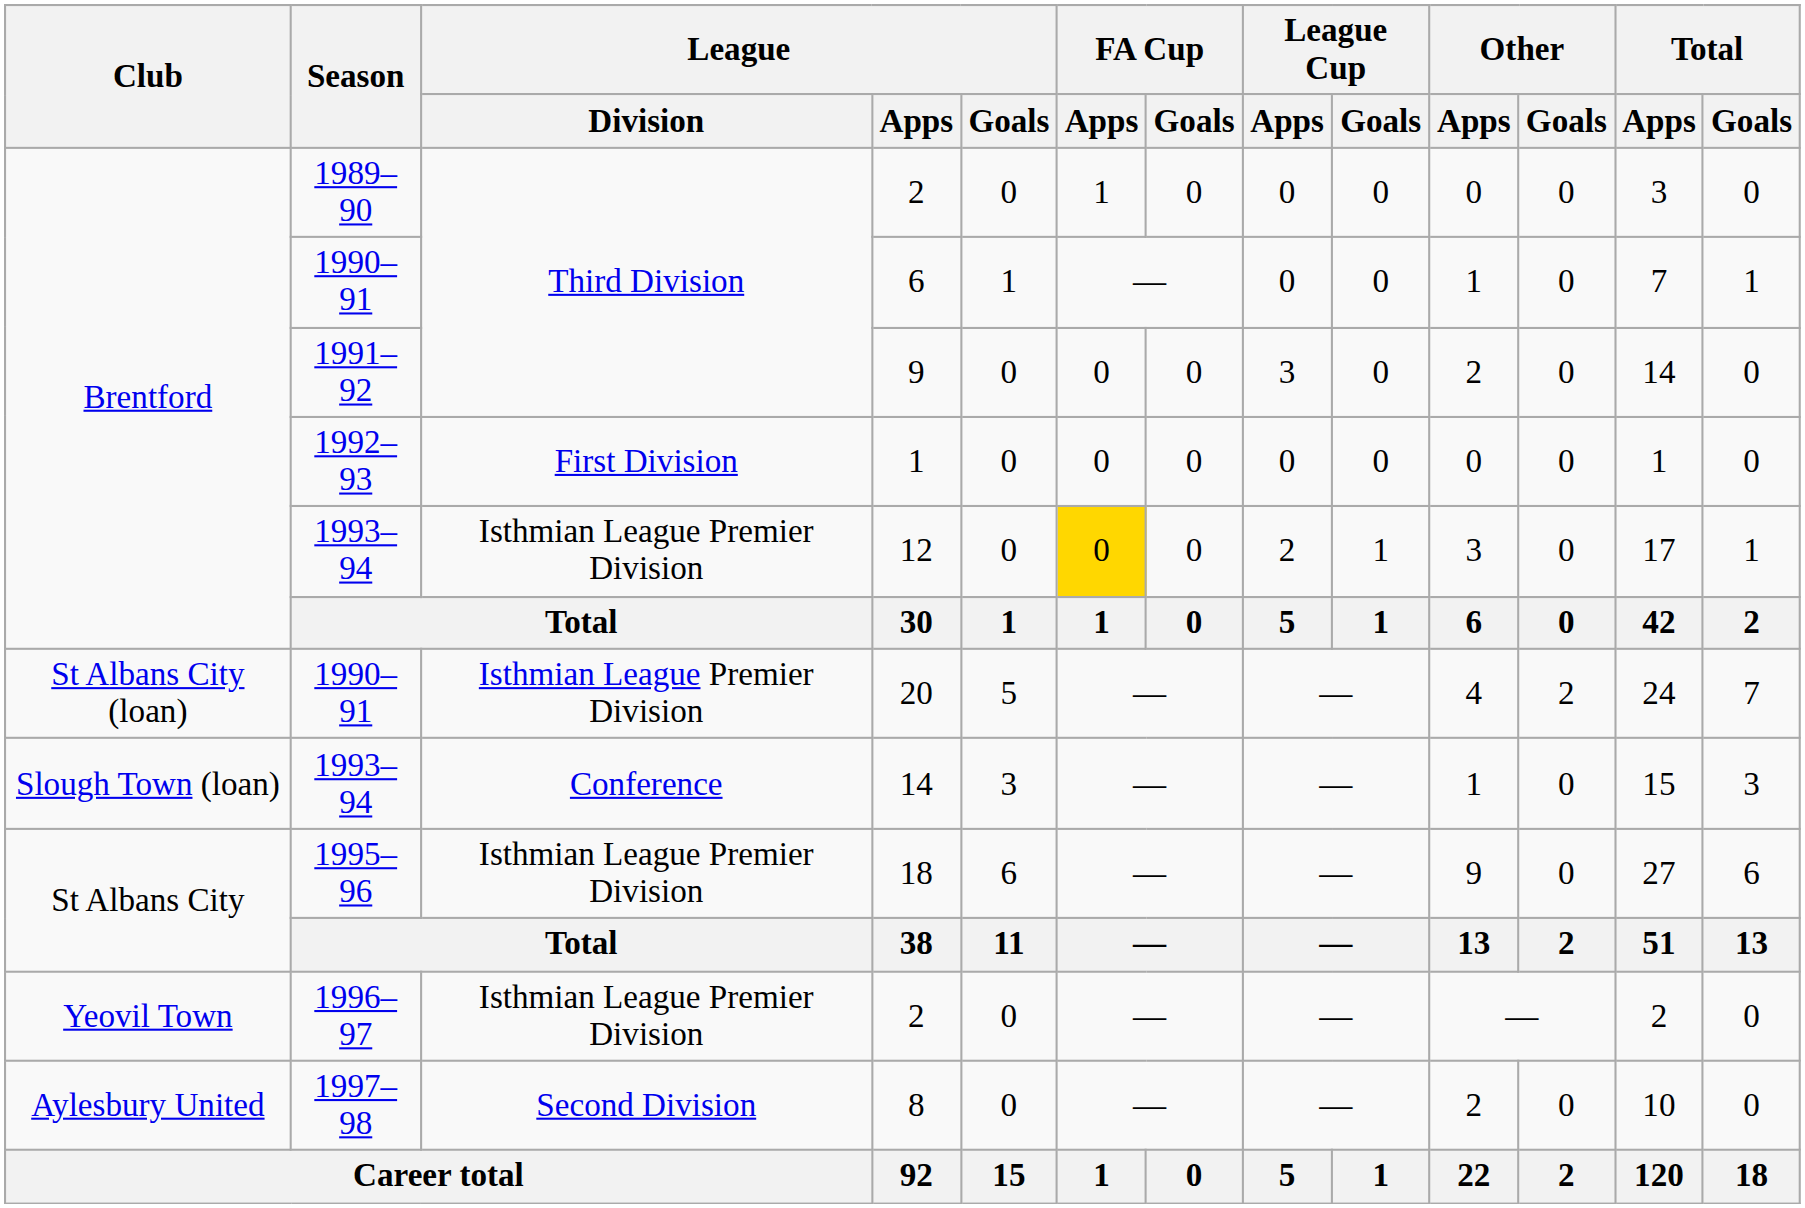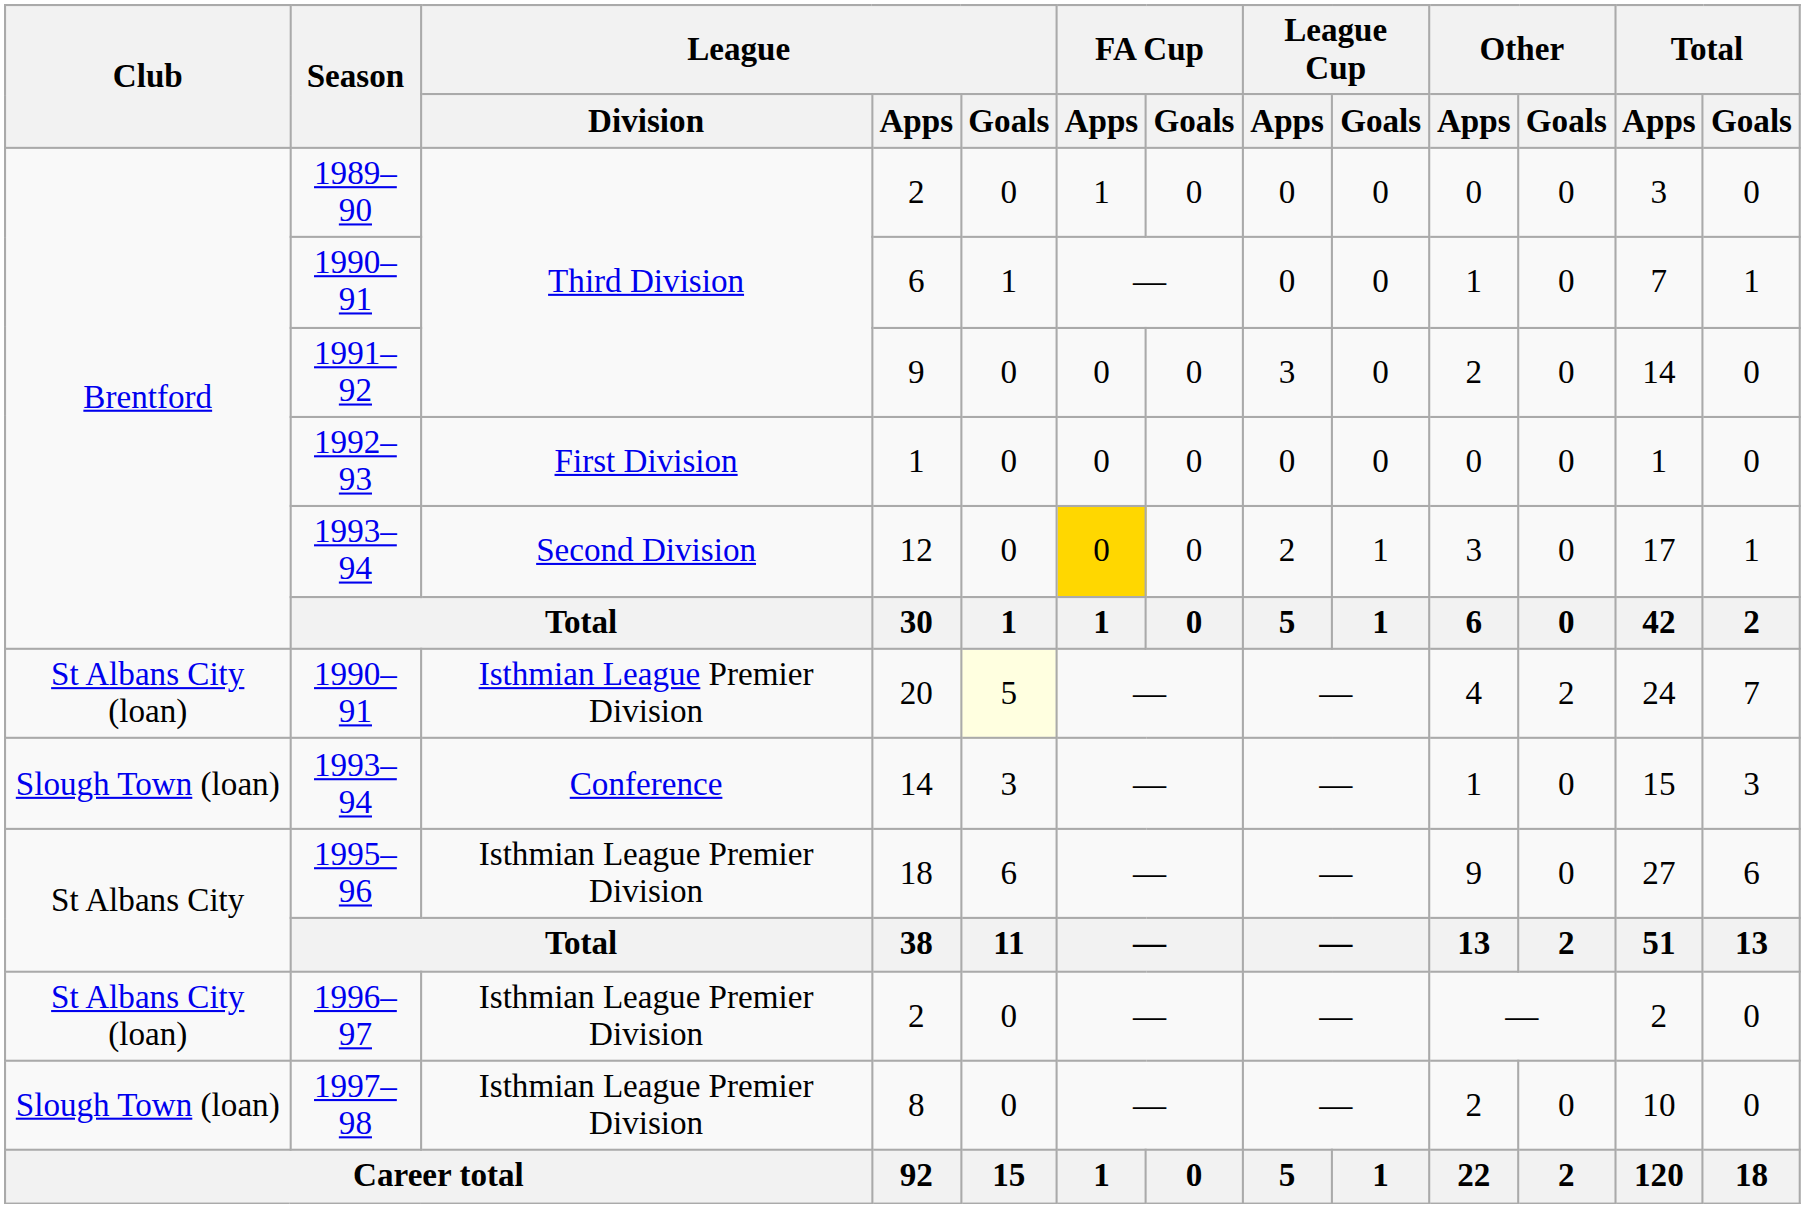(646, 550) Isthmian League Premier Division -> (646, 550) Second Division
(1009, 693) no background -> (1009, 693) lightyellow background
(148, 1015) Yeovil Town -> (148, 1015) St Albans City (loan)
(148, 1104) Aylesbury United -> (148, 1104) Slough Town (loan)
(646, 1104) Second Division -> (646, 1104) Isthmian League Premier Division
